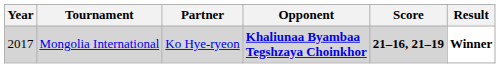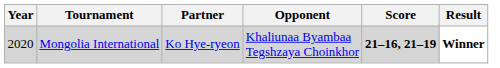(20, 44) 2017 -> (20, 44) 2020
(306, 44) bold -> (302, 44) normal
